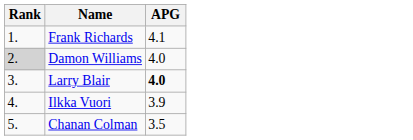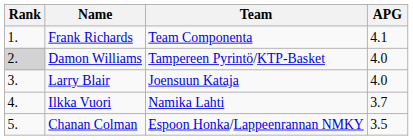+ column: (256, 15)
(157, 80) bold -> (379, 80) normal
(157, 102) 3.9 -> (379, 102) 3.7
